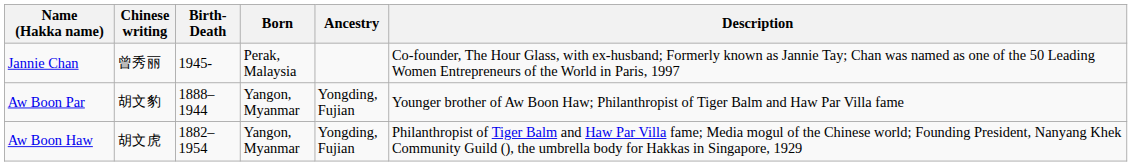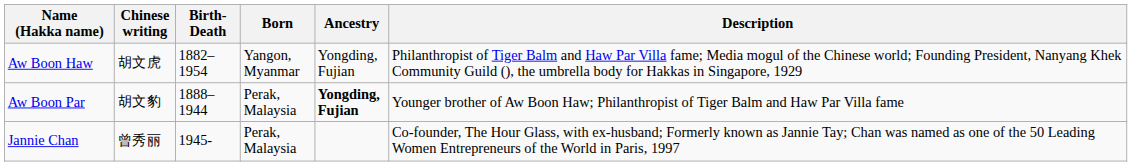rows swapped: (50, 141) <-> (43, 63)
(272, 102) Yangon, Myanmar -> (270, 102) Perak, Malaysia
(348, 102) normal -> (349, 102) bold
